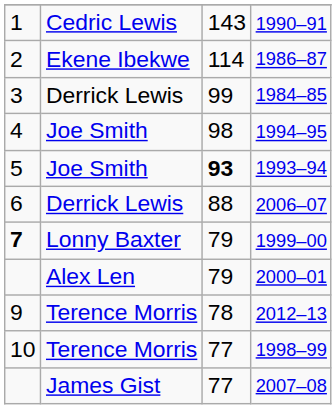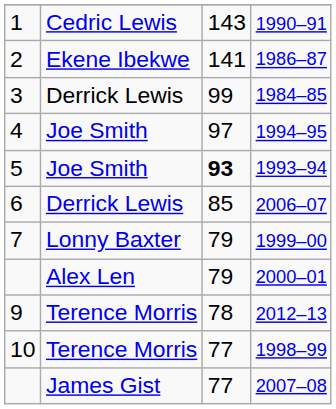(226, 58) 114 -> (227, 58) 141
(221, 131) 98 -> (221, 131) 97
(221, 204) 88 -> (221, 204) 85
(16, 240) bold -> (16, 240) normal
